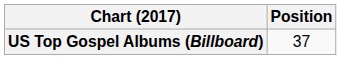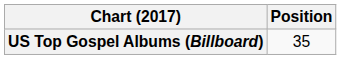(301, 41) 37 -> (301, 41) 35
